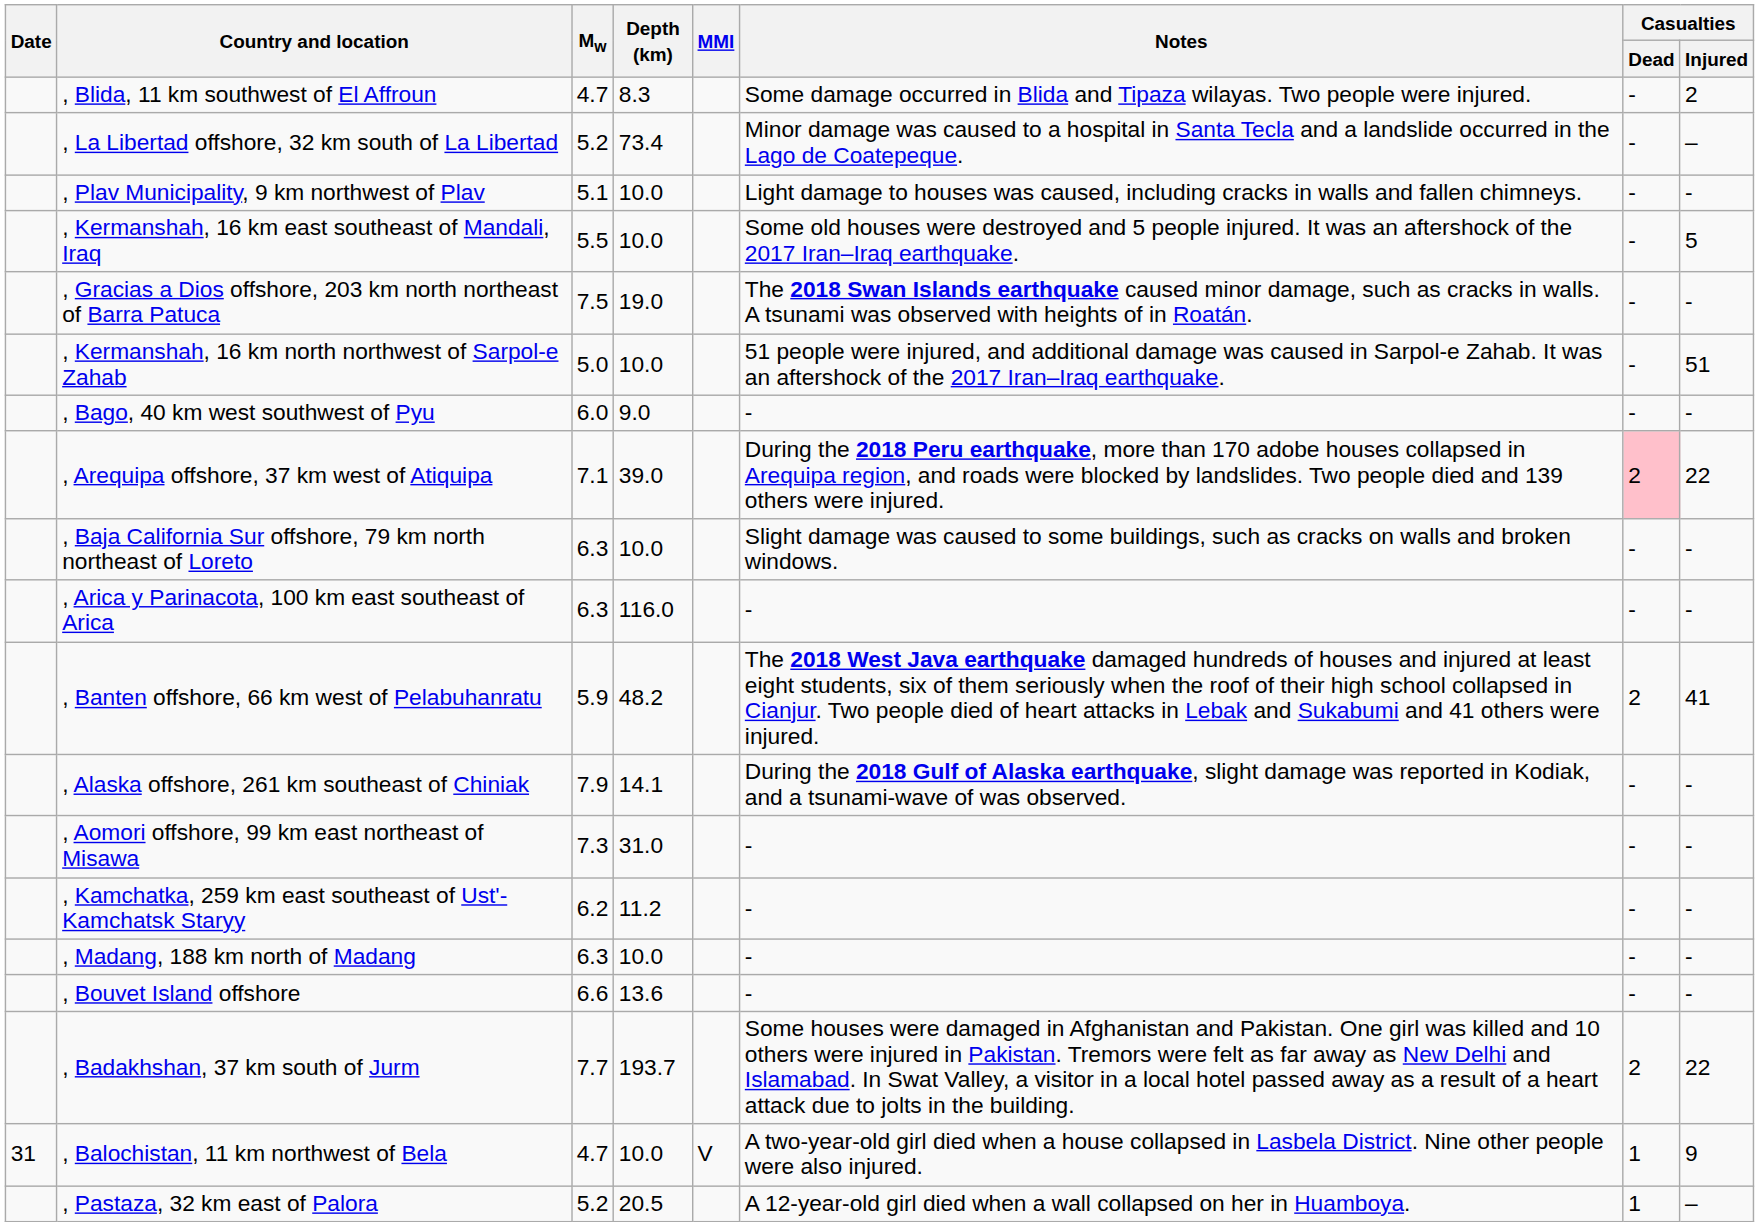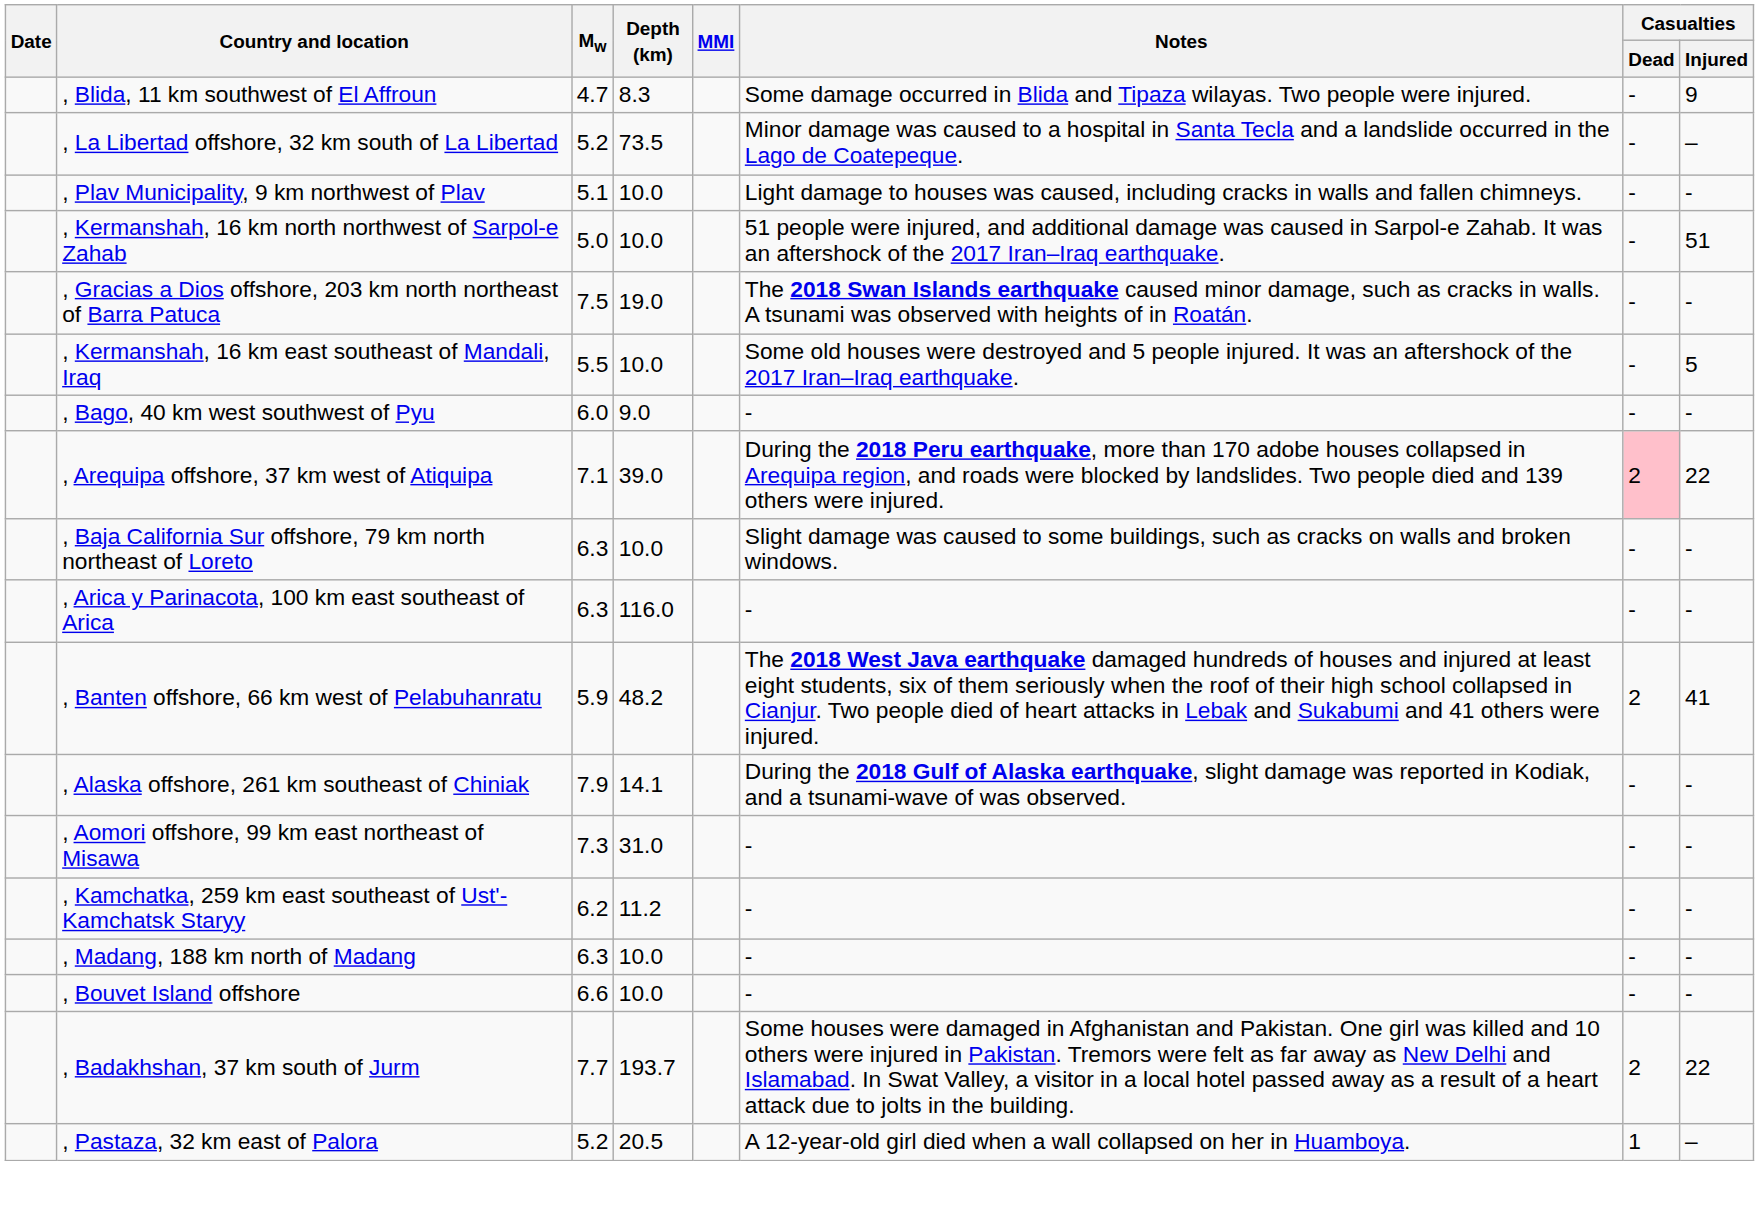(1691, 94) 2 -> (1691, 94) 9
(641, 143) 73.4 -> (641, 143) 73.5
rows swapped: (310, 364) <-> (306, 241)
(641, 992) 13.6 -> (641, 992) 10.0
- row: (255, 1154)
